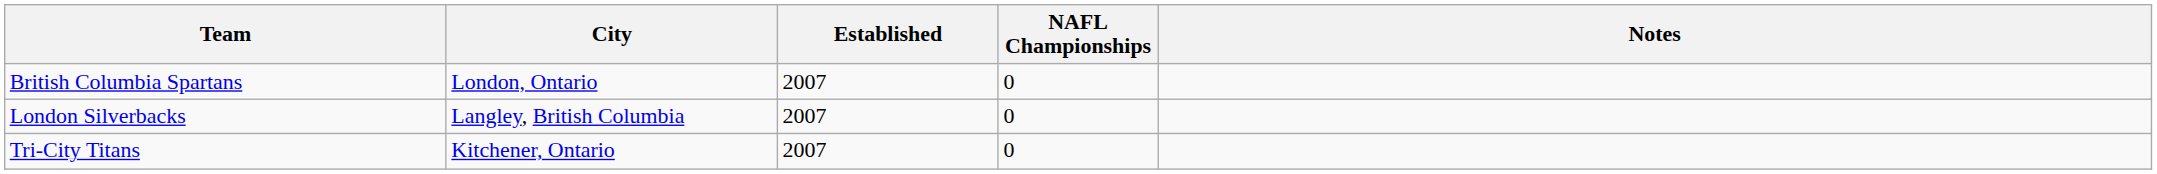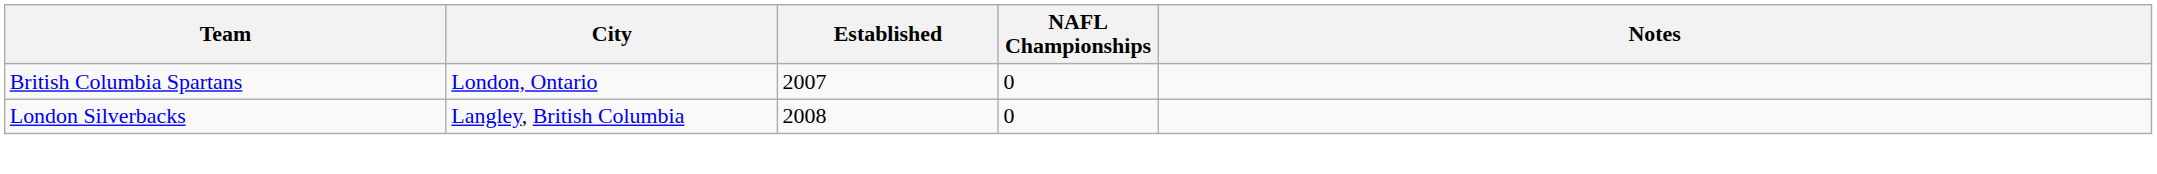(805, 116) 2007 -> (805, 116) 2008
- row: (75, 150)
